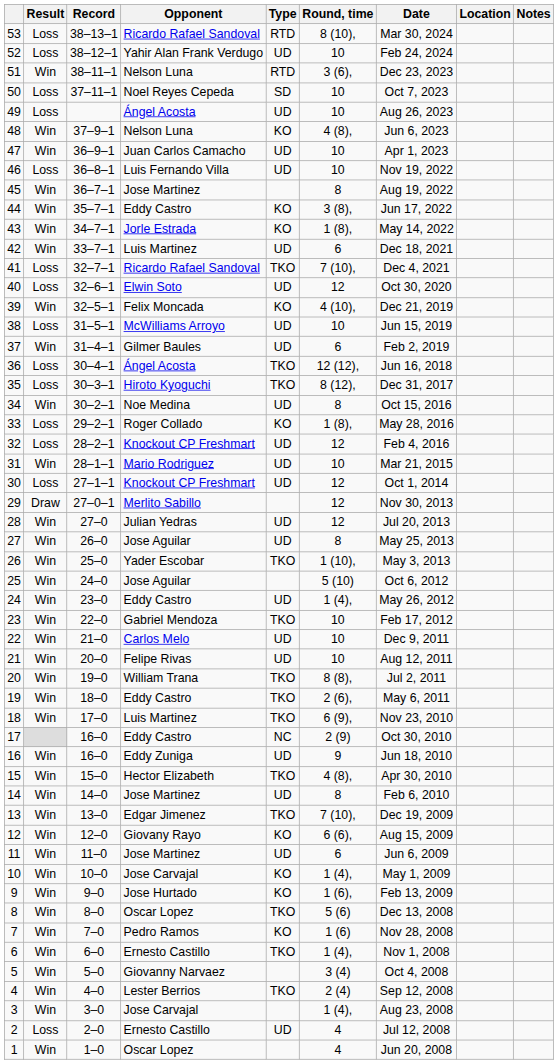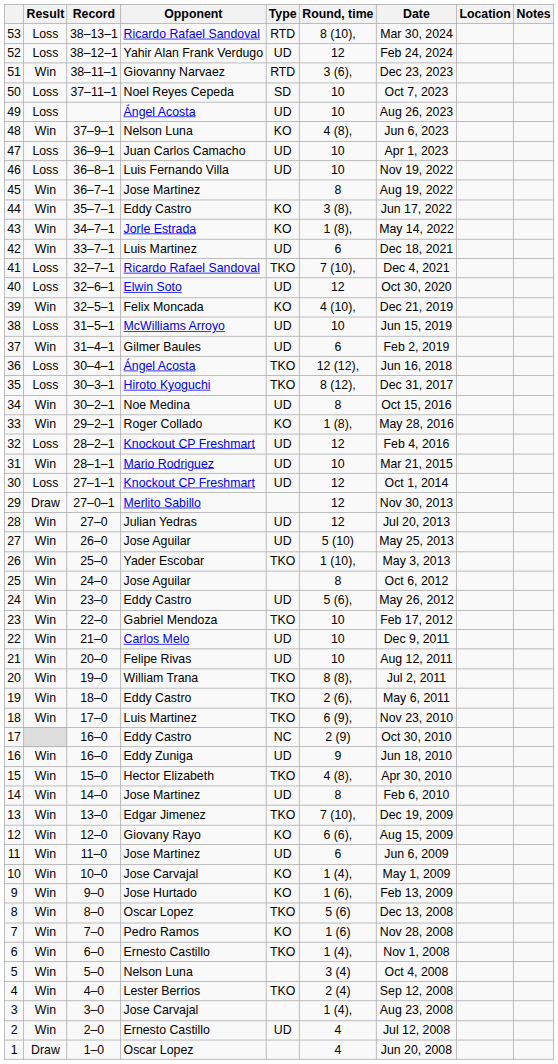(338, 53) 10 -> (338, 53) 12
(158, 72) Nelson Luna -> (174, 72) Giovanny Narvaez
(45, 151) Win -> (45, 151) Loss
(45, 424) Loss -> (45, 424) Win
(338, 541) 8 -> (338, 541) 5 (10)
(338, 580) 5 (10) -> (338, 580) 8
(338, 600) 1 (4), -> (338, 600) 5 (6),
(174, 971) Giovanny Narvaez -> (158, 971) Nelson Luna
(45, 1030) Loss -> (45, 1030) Win
(45, 1049) Win -> (45, 1049) Draw
